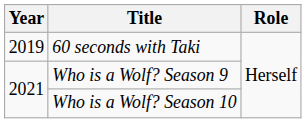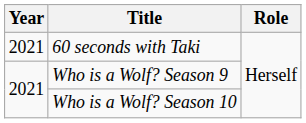(26, 46) 2019 -> (26, 46) 2021
